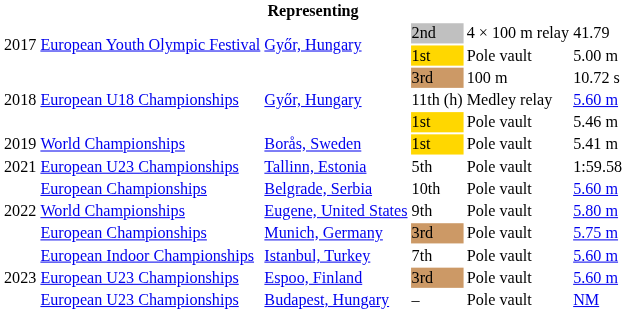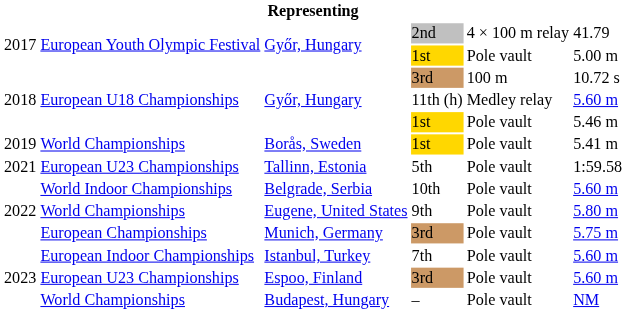(124, 188) European Championships -> (136, 188) World Indoor Championships
(140, 299) European U23 Championships -> (113, 299) World Championships
